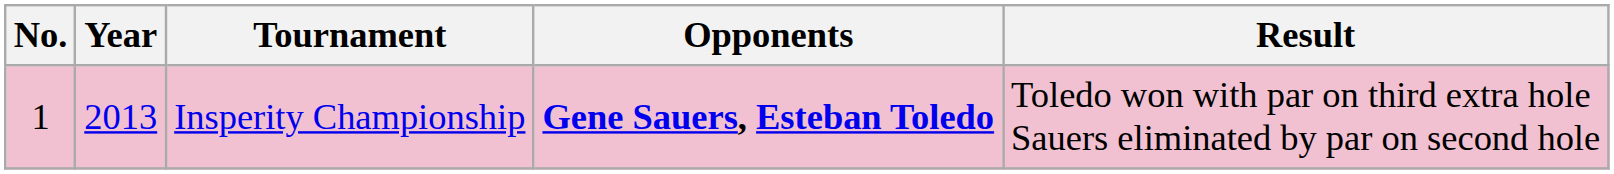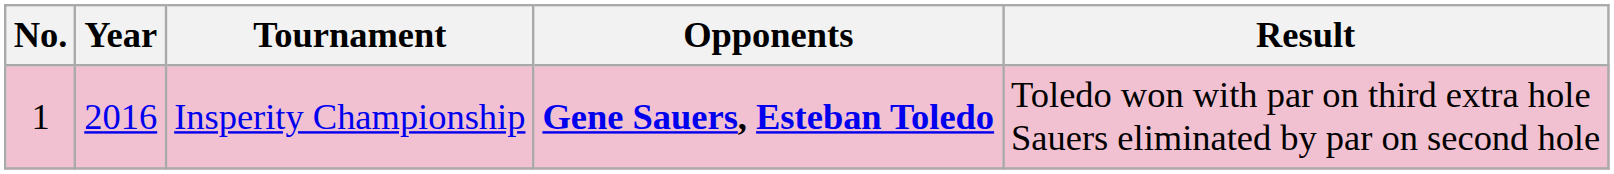(121, 116) 2013 -> (121, 116) 2016
